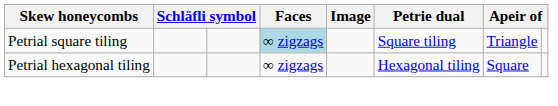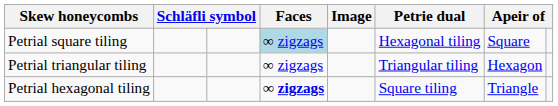(417, 40) Square tiling -> (430, 40) Hexagonal tiling
(512, 40) Triangle -> (509, 40) Square
+ row: (77, 64)
(293, 64) normal -> (294, 88) bold
(429, 64) Hexagonal tiling -> (418, 88) Square tiling
(508, 64) Square -> (513, 88) Triangle
